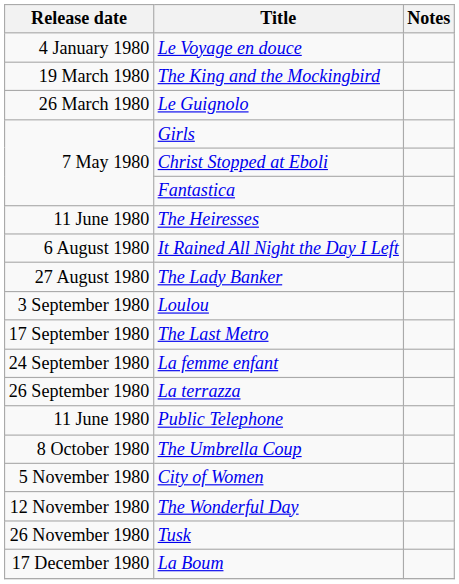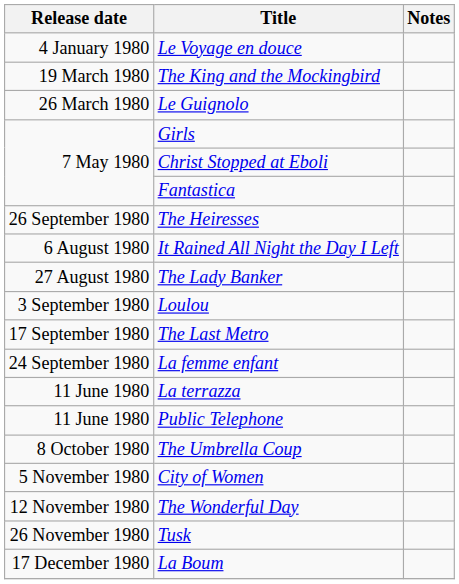(101, 219) 11 June 1980 -> (79, 219) 26 September 1980
(79, 391) 26 September 1980 -> (101, 391) 11 June 1980
